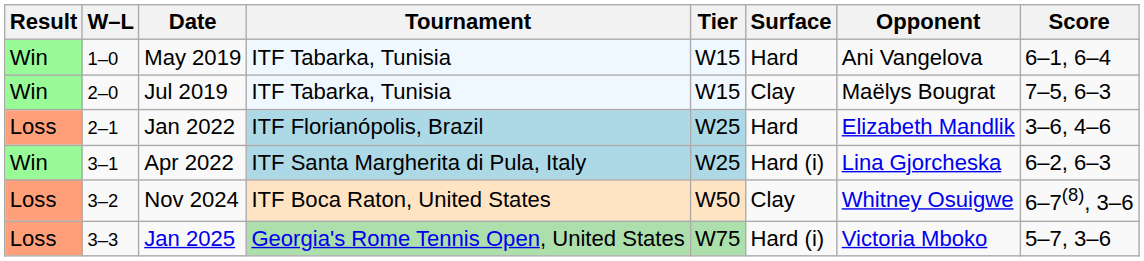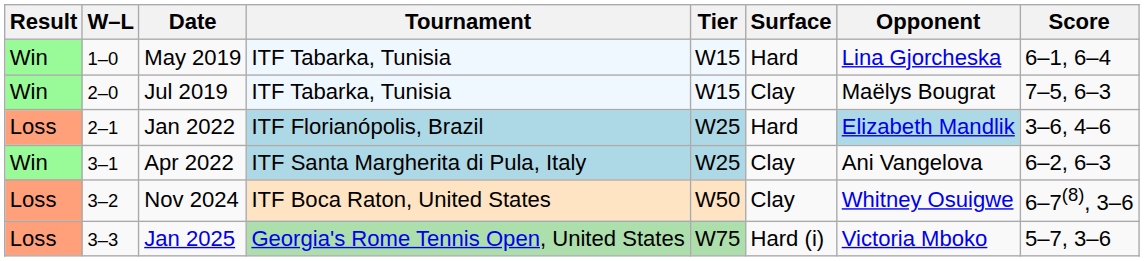(912, 57) Ani Vangelova -> (922, 57) Lina Gjorcheska
(928, 127) no background -> (928, 127) lightblue background
(787, 162) Hard (i) -> (773, 162) Clay
(922, 162) Lina Gjorcheska -> (912, 162) Ani Vangelova
